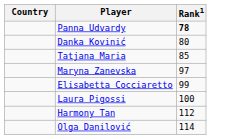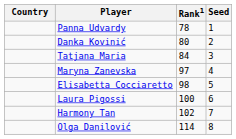+ column: (219, 13)
(184, 28) bold -> (184, 28) normal
(184, 56) 85 -> (184, 56) 84
(184, 85) 99 -> (184, 85) 98
(187, 113) 112 -> (187, 113) 102
